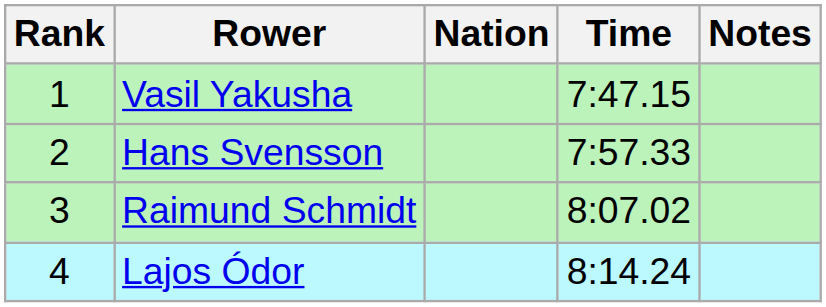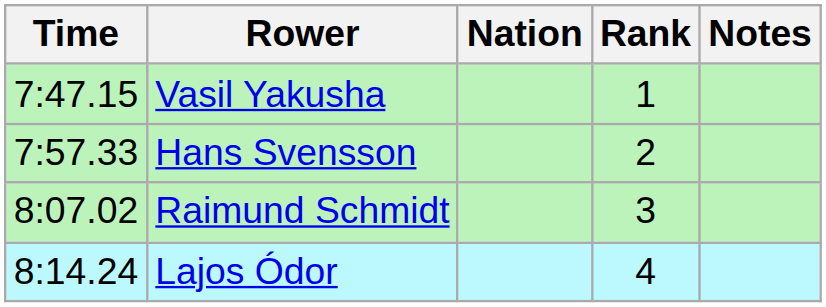columns swapped: (59, 34) <-> (629, 34)
